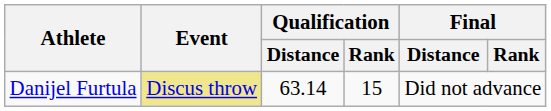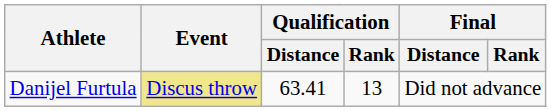(303, 89) 63.14 -> (303, 89) 63.41
(372, 89) 15 -> (372, 89) 13
